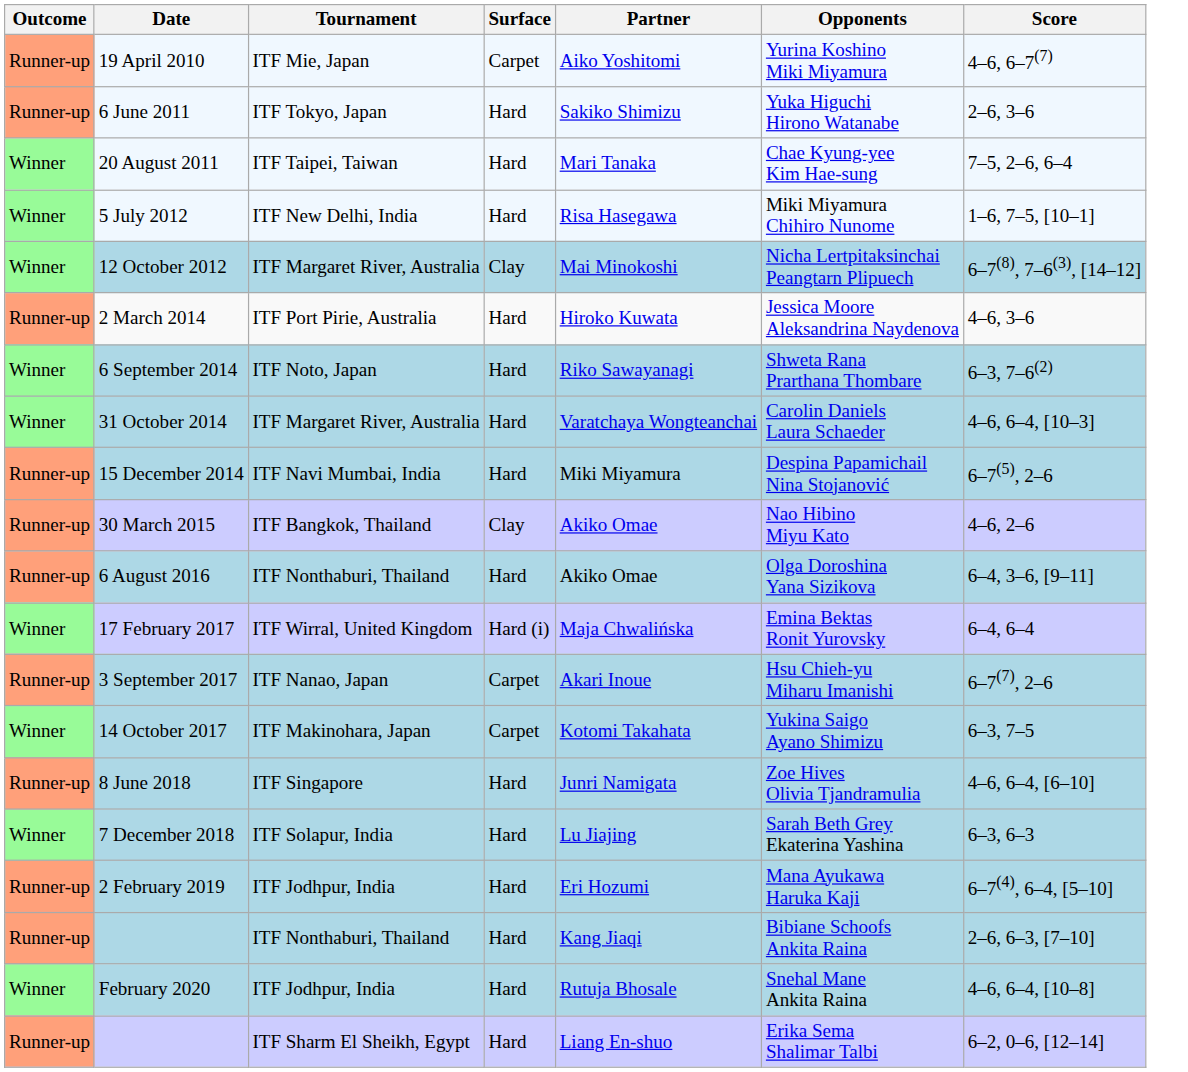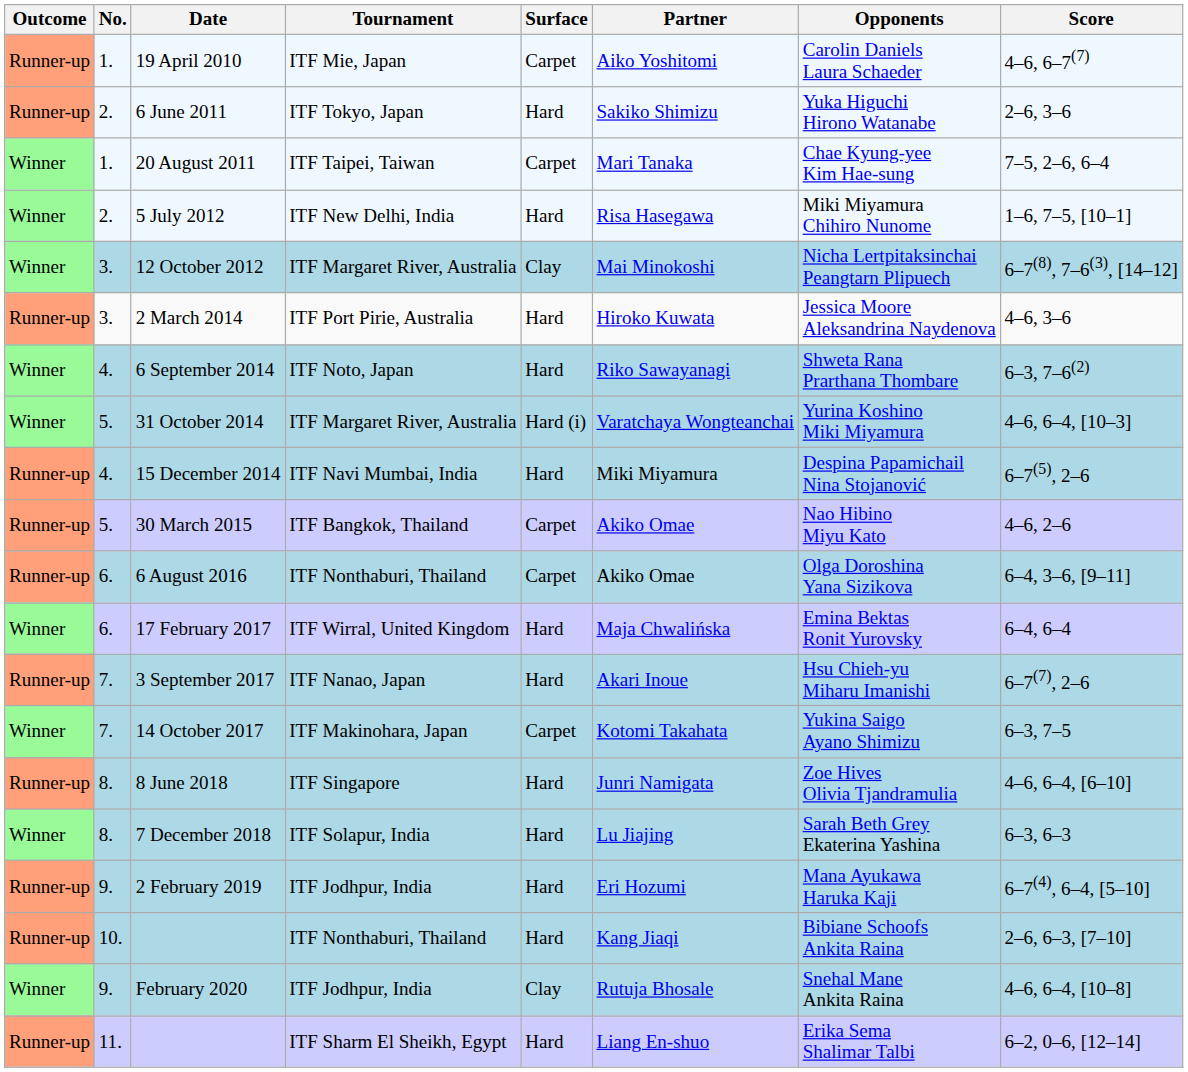+ column: (113, 19)
(826, 60) Yurina Koshino Miki Miyamura -> (863, 60) Carolin Daniels Laura Schaeder
(508, 163) Hard -> (551, 163) Carpet
(508, 421) Hard -> (556, 421) Hard (i)
(826, 421) Carolin Daniels Laura Schaeder -> (863, 421) Yurina Koshino Miki Miyamura
(507, 525) Clay -> (551, 525) Carpet
(508, 576) Hard -> (551, 576) Carpet
(519, 628) Hard (i) -> (544, 628) Hard
(514, 679) Carpet -> (544, 679) Hard
(508, 989) Hard -> (543, 989) Clay
